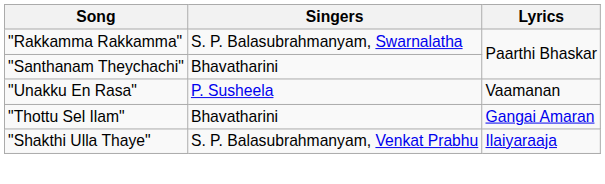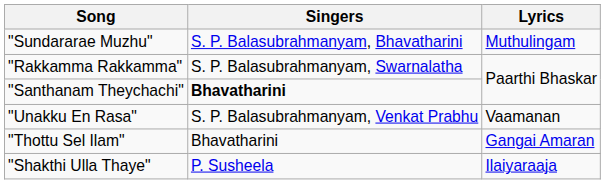+ row: (80, 41)
(235, 66) normal -> (238, 91) bold
(232, 91) P. Susheela -> (335, 116) S. P. Balasubrahmanyam, Venkat Prabhu
(335, 141) S. P. Balasubrahmanyam, Venkat Prabhu -> (232, 166) P. Susheela
